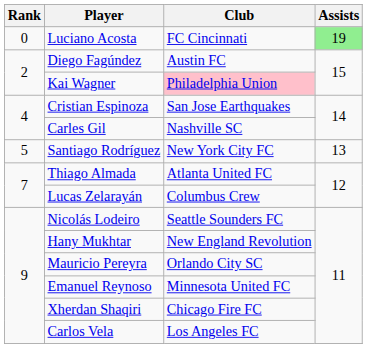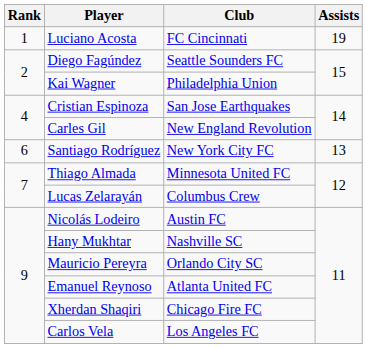(24, 38) 0 -> (24, 38) 1
(339, 38) lightgreen background -> (339, 38) no background
(196, 60) Austin FC -> (225, 60) Seattle Sounders FC
(222, 83) pink background -> (222, 83) no background
(205, 128) Nashville SC -> (239, 128) New England Revolution
(24, 151) 5 -> (24, 151) 6
(219, 173) Atlanta United FC -> (229, 173) Minnesota United FC
(225, 219) Seattle Sounders FC -> (196, 219) Austin FC
(239, 241) New England Revolution -> (205, 241) Nashville SC
(229, 286) Minnesota United FC -> (219, 286) Atlanta United FC
